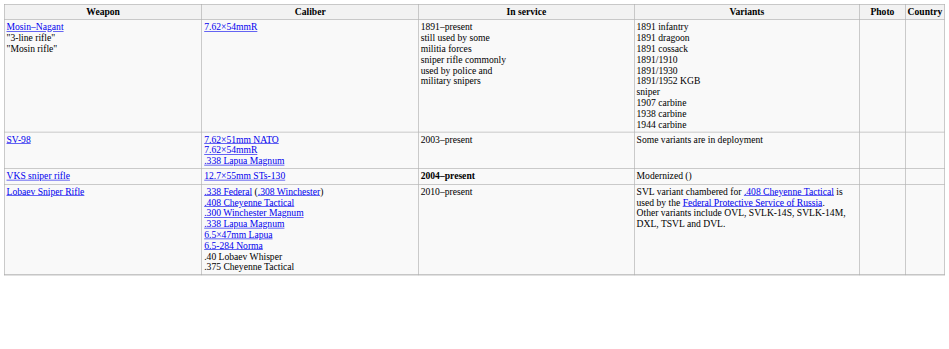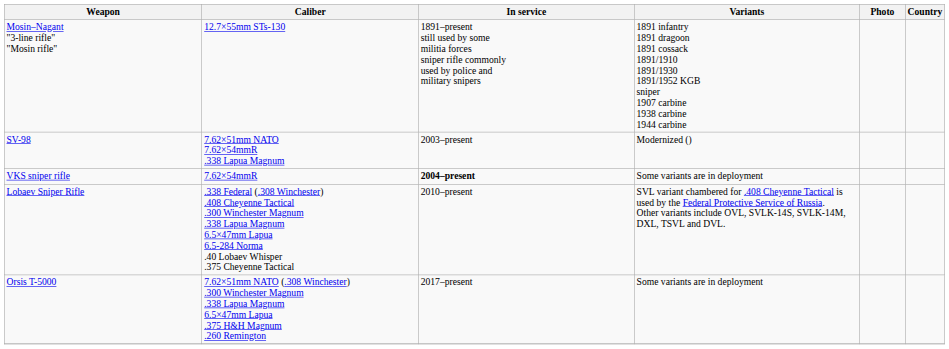(231, 27) 7.62×54mmR -> (245, 27) 12.7×55mm STs-130
(700, 139) Some variants are in deployment -> (664, 139) Modernized ()
(245, 176) 12.7×55mm STs-130 -> (231, 176) 7.62×54mmR
(664, 176) Modernized () -> (700, 176) Some variants are in deployment
+ row: (31, 282)
